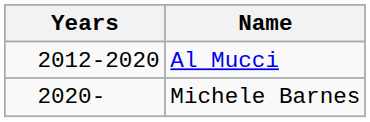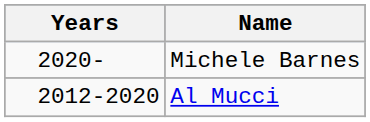rows swapped: (225, 60) <-> (265, 97)
